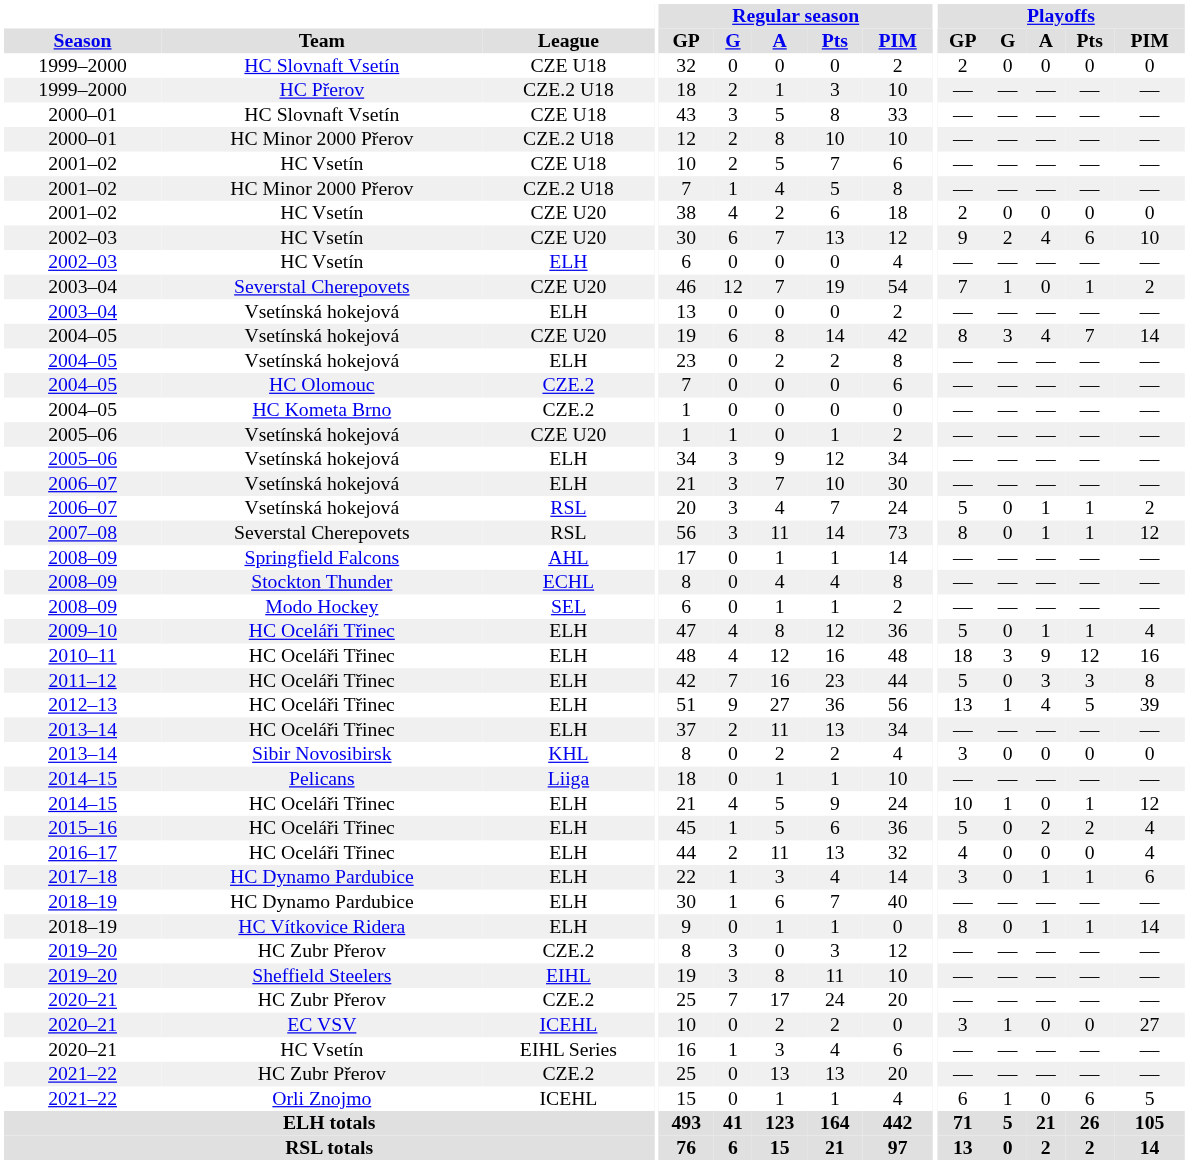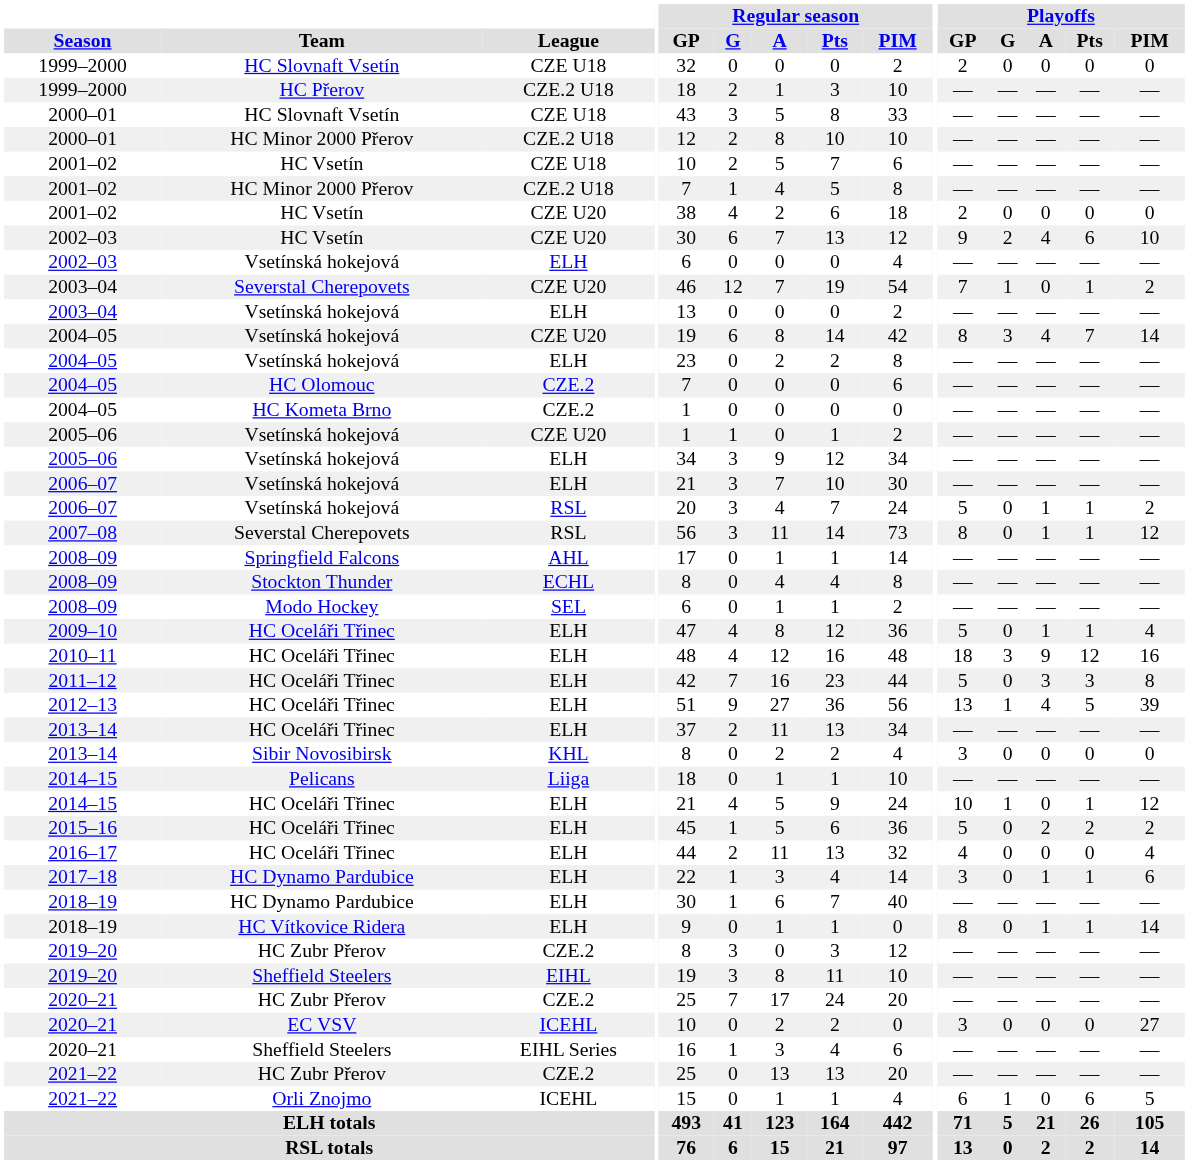(322, 262) HC Vsetín -> (322, 262) Vsetínská hokejová
(1150, 827) 4 -> (1150, 827) 2
(1008, 1024) 1 -> (1008, 1024) 0
(322, 1049) HC Vsetín -> (322, 1049) Sheffield Steelers
